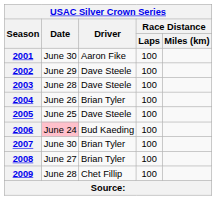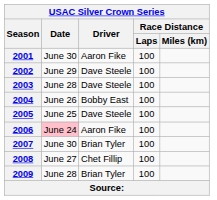(103, 100) Brian Tyler -> (105, 100) Bobby East
(108, 129) Bud Kaeding -> (103, 129) Aaron Fike
(103, 159) Brian Tyler -> (102, 159) Chet Fillip
(102, 173) Chet Fillip -> (103, 173) Brian Tyler
